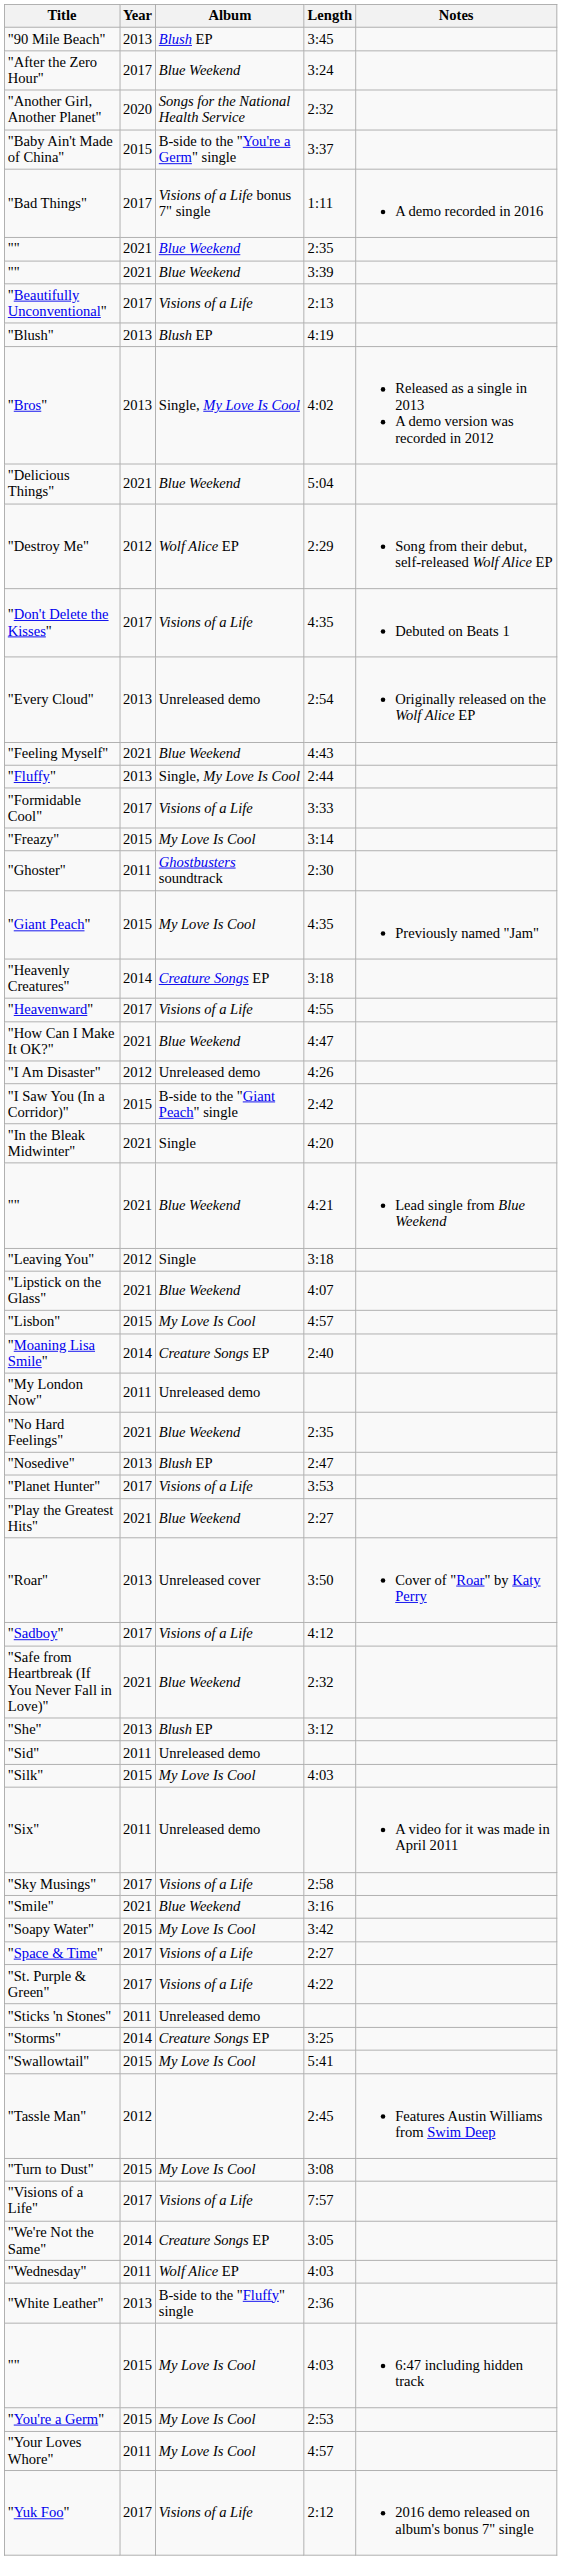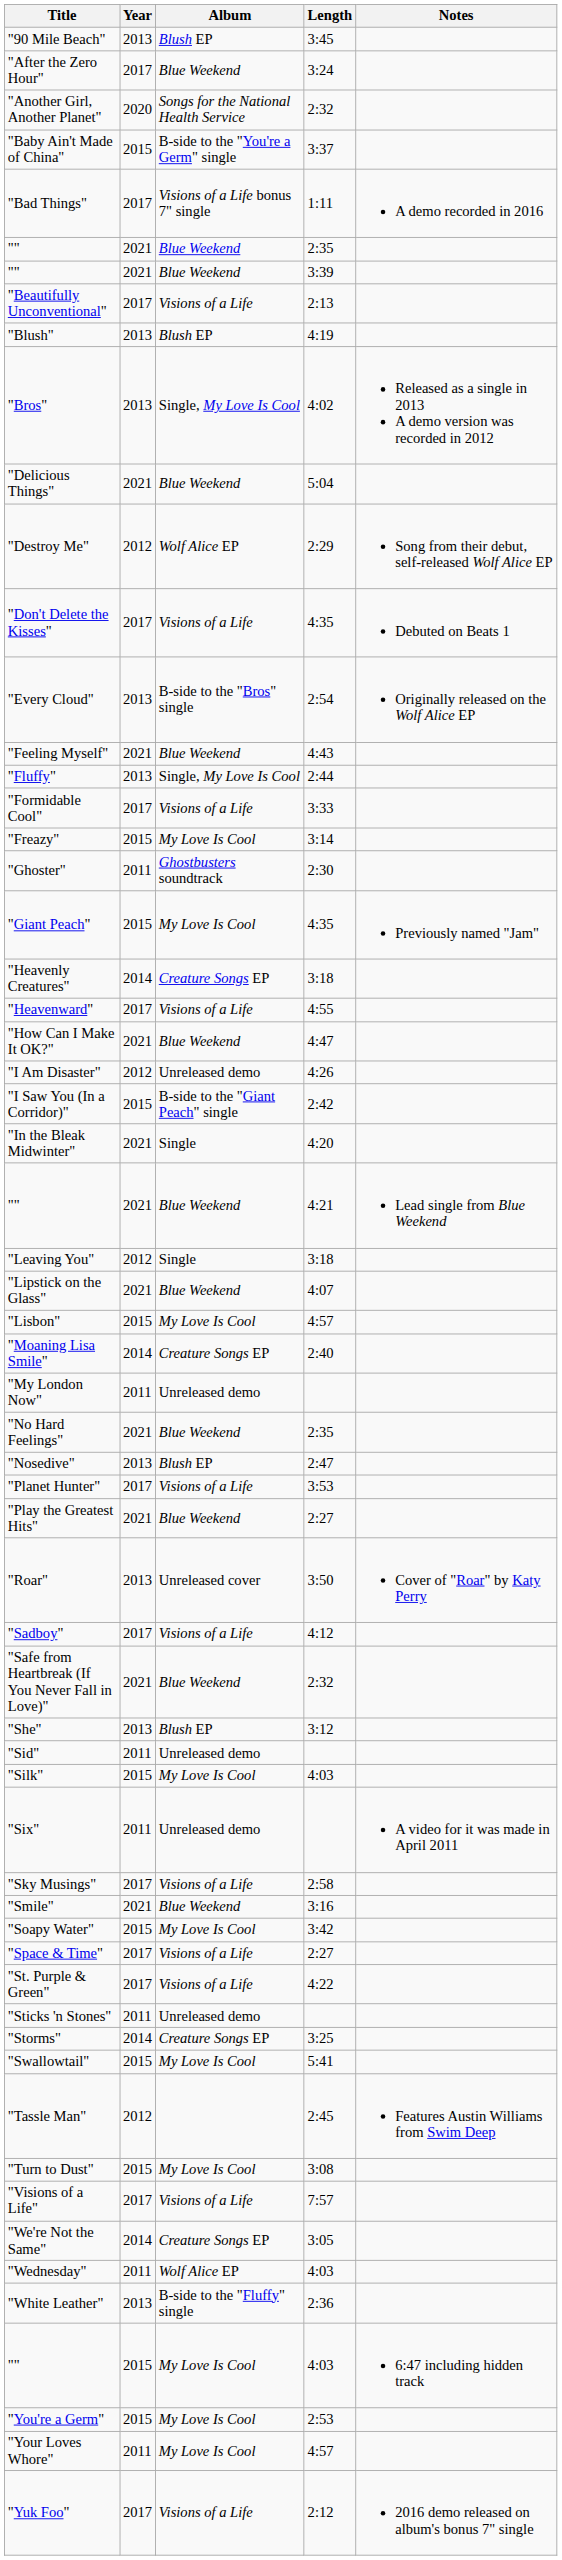(210, 699) Unreleased demo -> (218, 699) B-side to the "Bros" single
